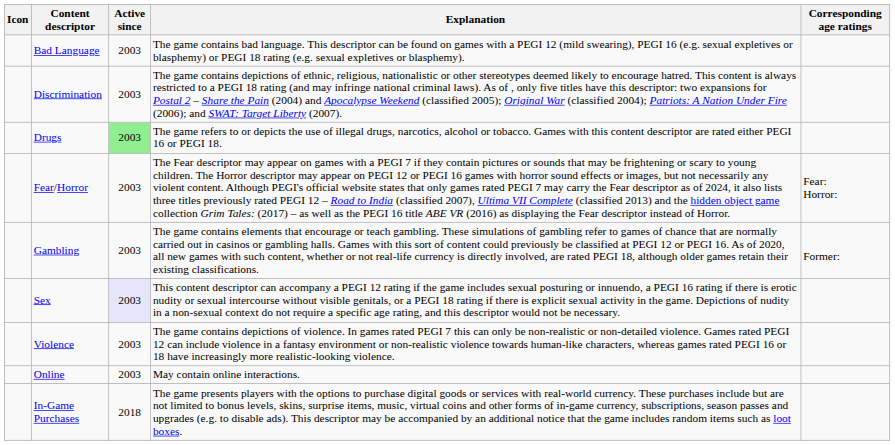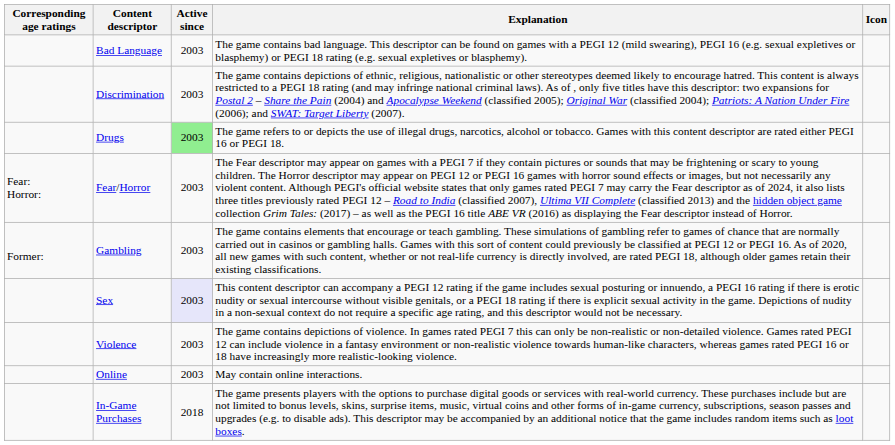columns swapped: (18, 19) <-> (845, 19)
